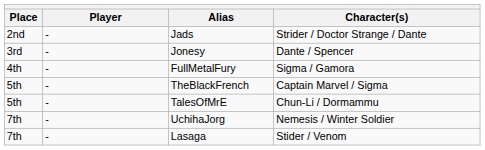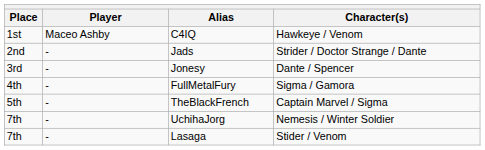+ row: (183, 34)
- row: (199, 102)
